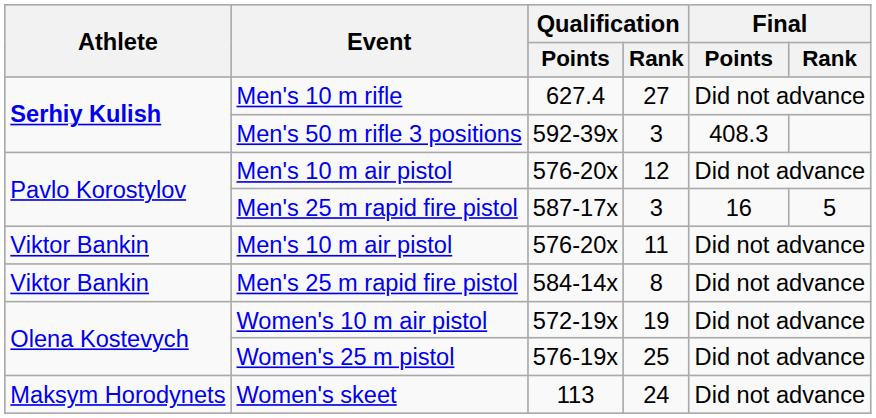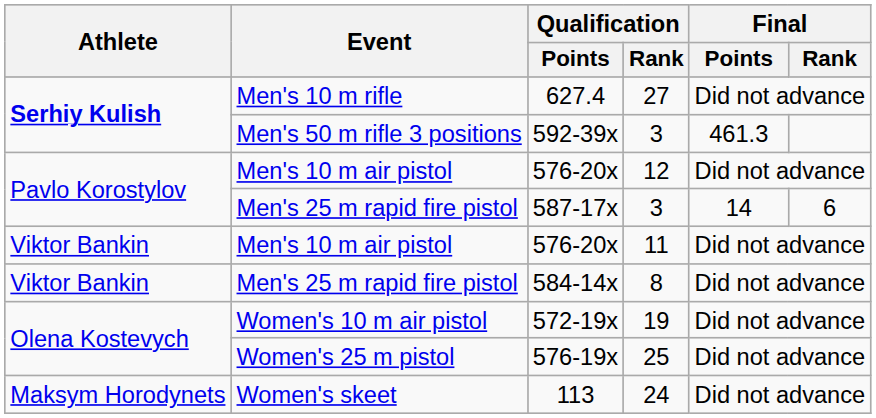(739, 134) 408.3 -> (739, 134) 461.3
(739, 208) 16 -> (739, 208) 14
(830, 208) 5 -> (830, 208) 6
